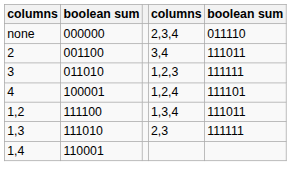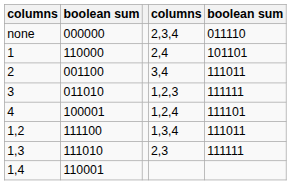+ row: (11, 53)
